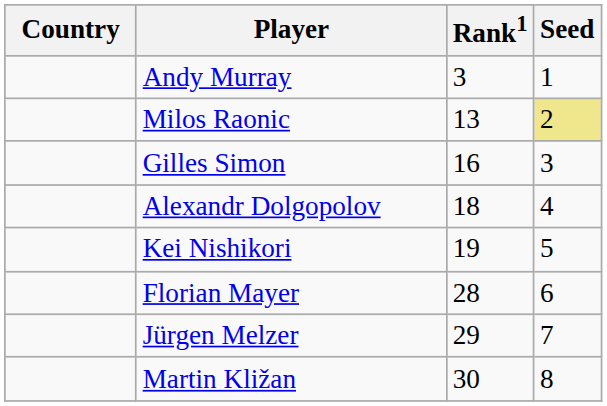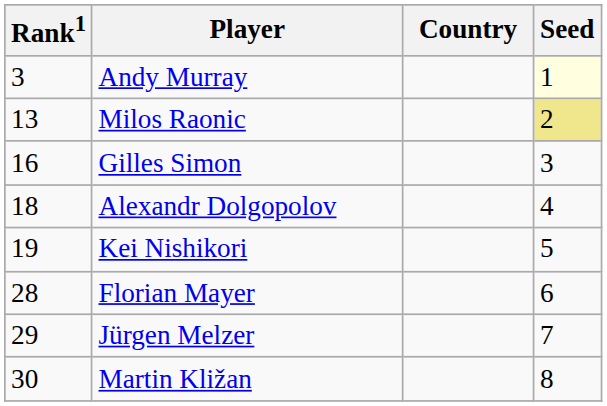columns swapped: (71, 29) <-> (490, 29)
(547, 76) no background -> (547, 76) lightyellow background
